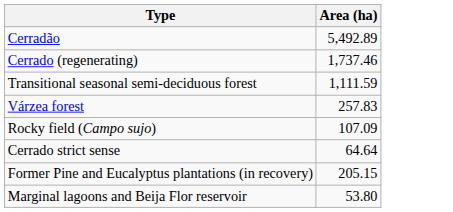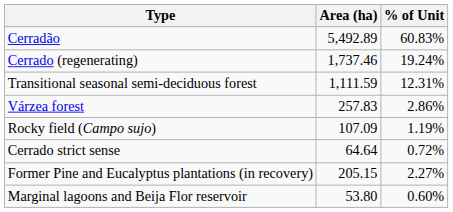+ column: (414, 15)
